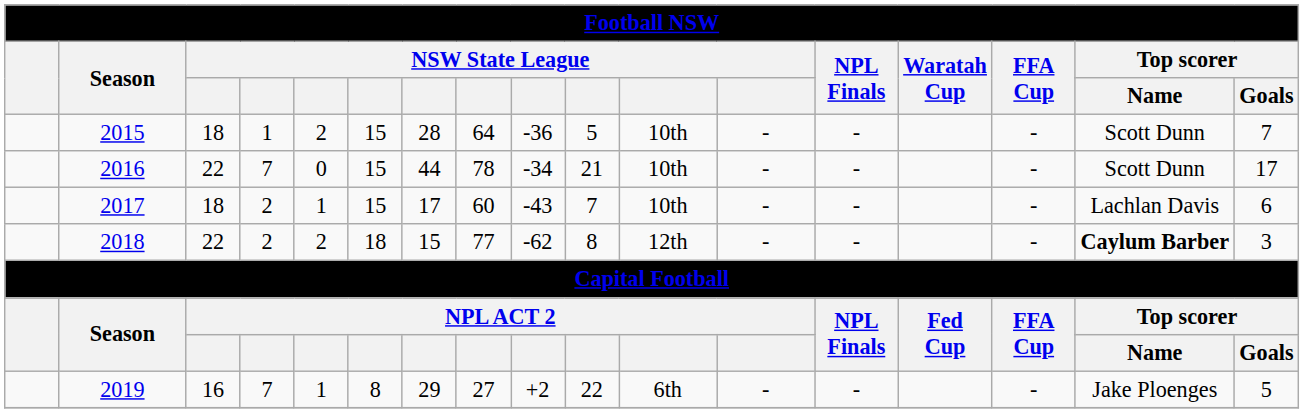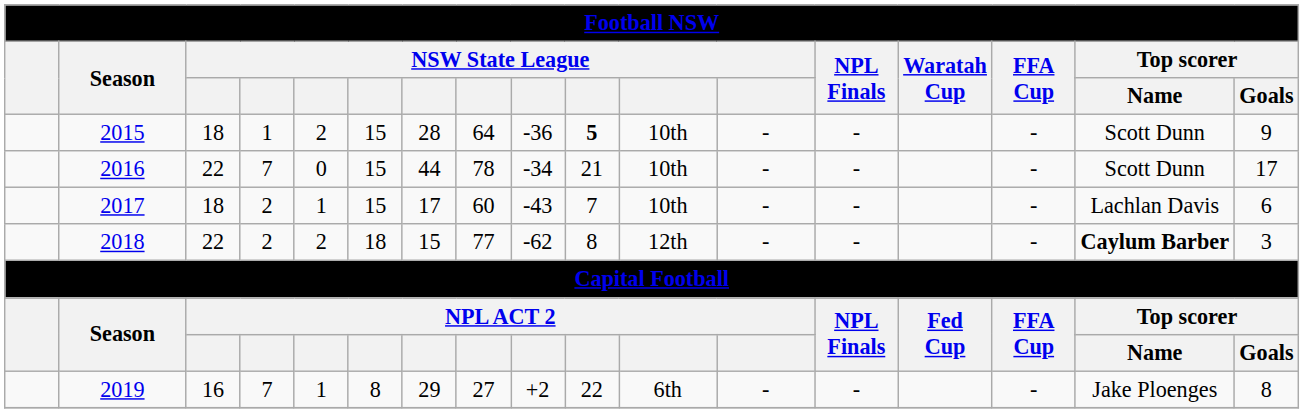(592, 132) normal -> (592, 132) bold
(1266, 132) 7 -> (1266, 132) 9
(1266, 388) 5 -> (1266, 388) 8
